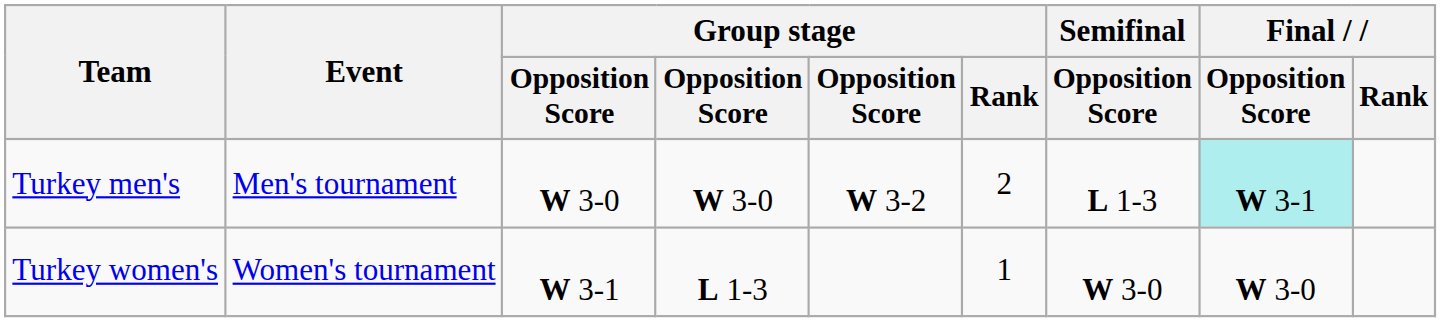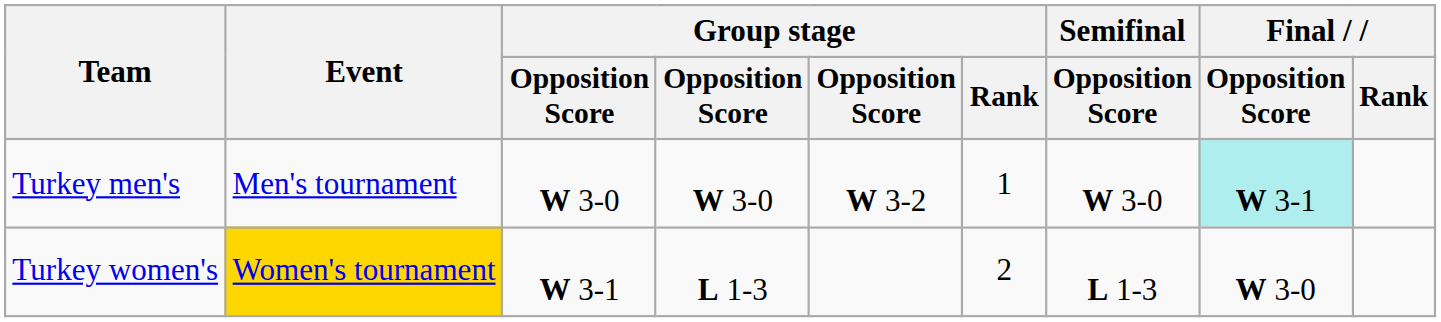(1004, 183) 2 -> (1004, 183) 1
(1122, 201) L 1-3 -> (1122, 201) W 3-0
(364, 271) no background -> (364, 271) gold background
(1004, 271) 1 -> (1004, 271) 2
(1122, 289) W 3-0 -> (1122, 289) L 1-3
